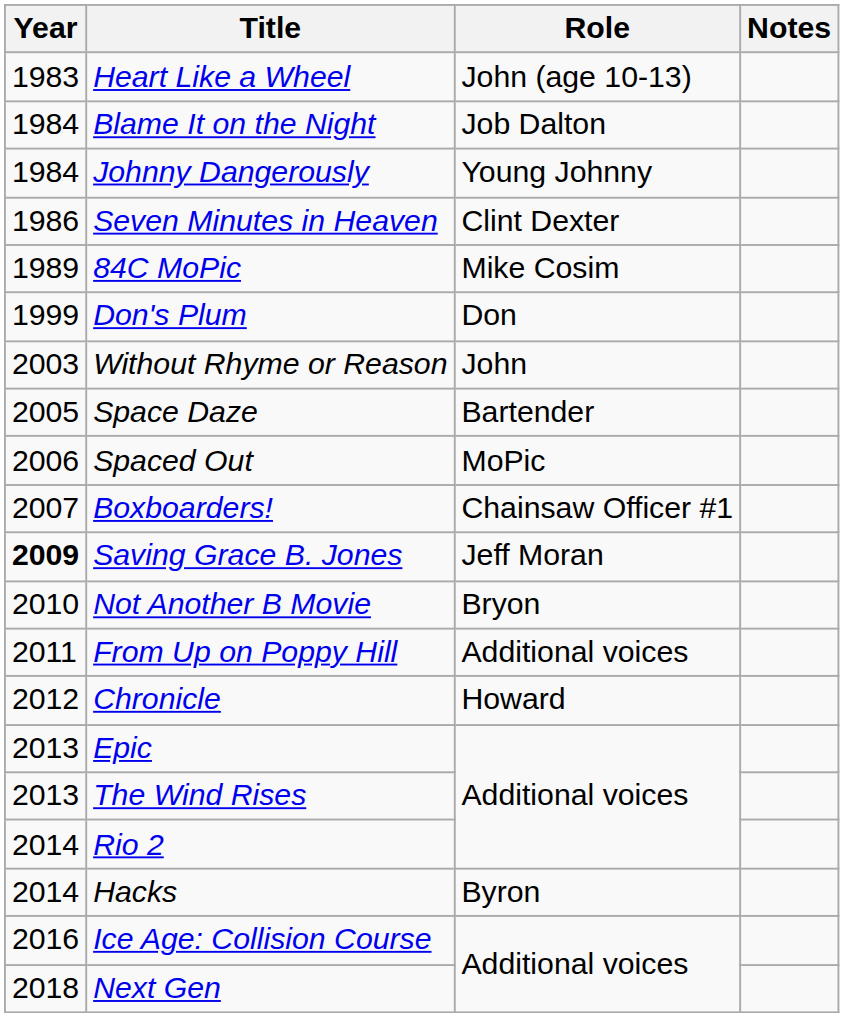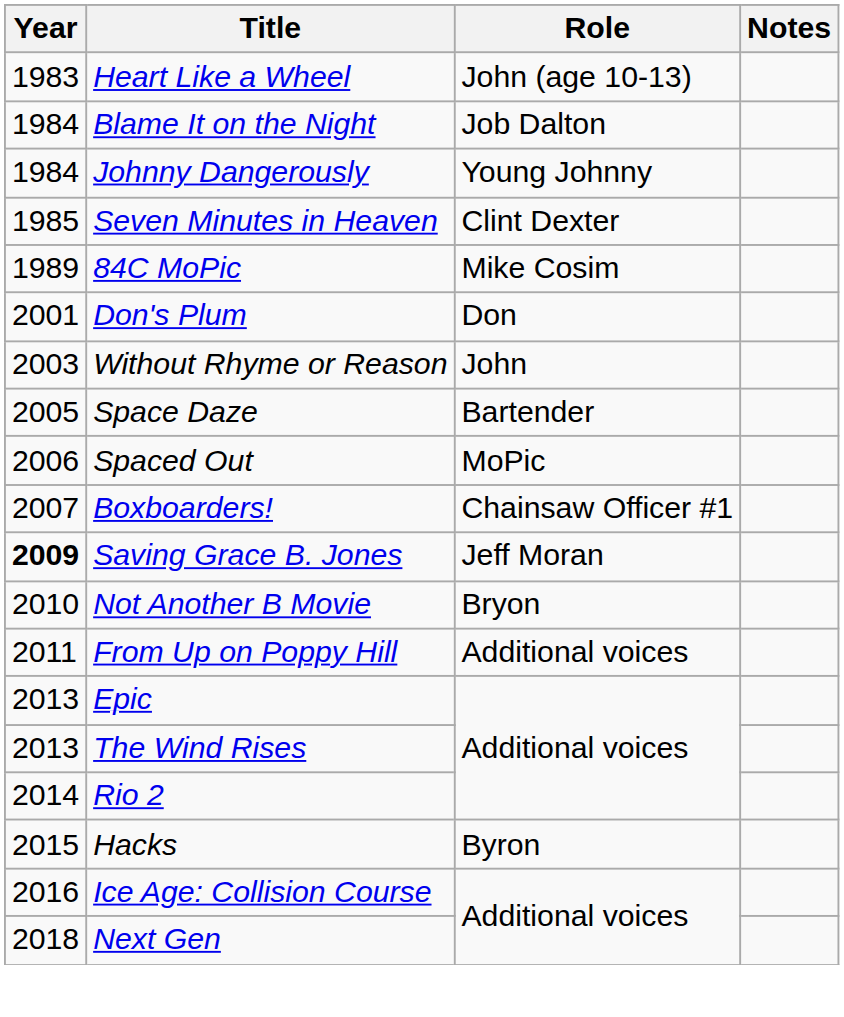(46, 220) 1986 -> (46, 220) 1985
(46, 316) 1999 -> (46, 316) 2001
- row: (157, 699)
(46, 891) 2014 -> (46, 843) 2015
